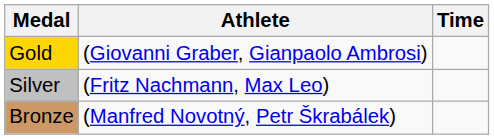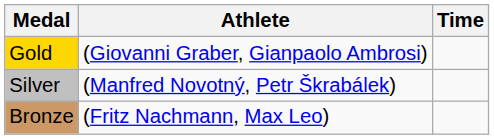(206, 85) (Fritz Nachmann, Max Leo) -> (239, 85) (Manfred Novotný, Petr Škrabálek)
(239, 117) (Manfred Novotný, Petr Škrabálek) -> (206, 117) (Fritz Nachmann, Max Leo)
